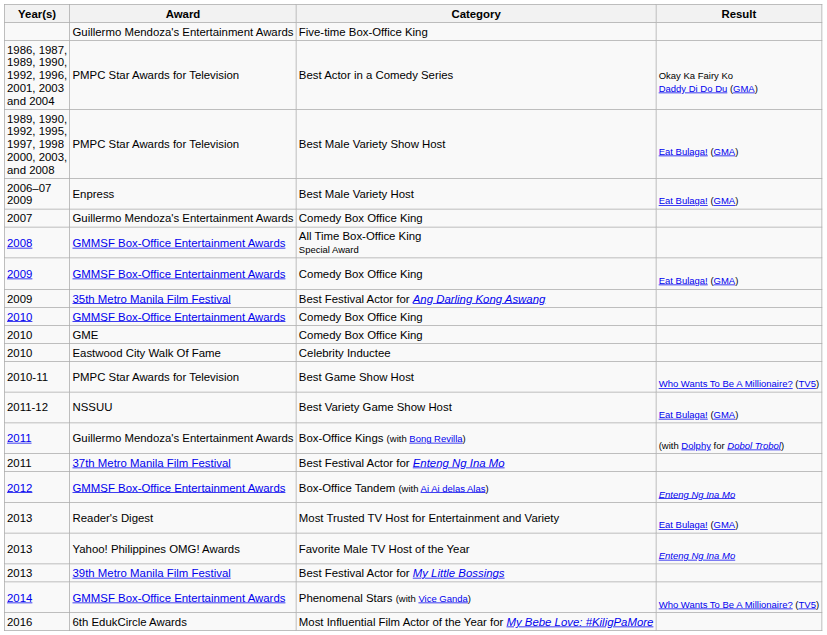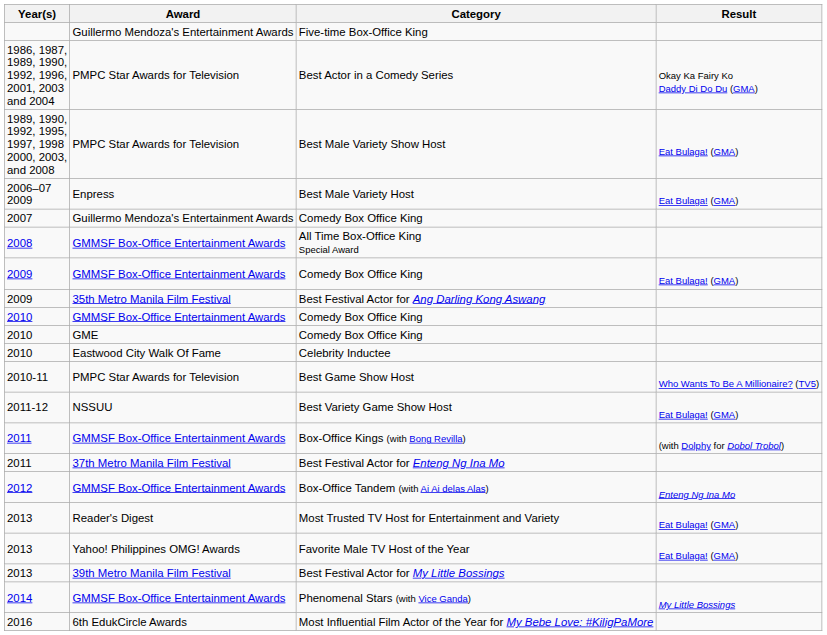(183, 438) Guillermo Mendoza's Entertainment Awards -> (179, 438) GMMSF Box-Office Entertainment Awards
(697, 556) Enteng Ng Ina Mo -> (699, 556) Eat Bulaga! (GMA)
(739, 605) Who Wants To Be A Millionaire? (TV5) -> (697, 605) My Little Bossings
